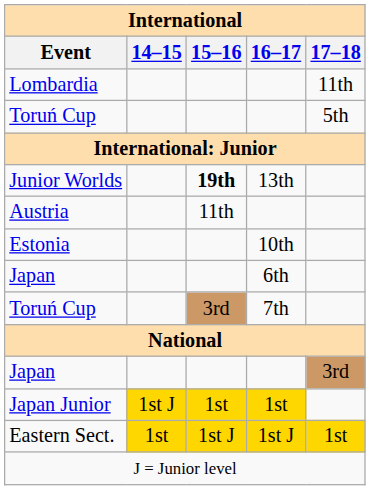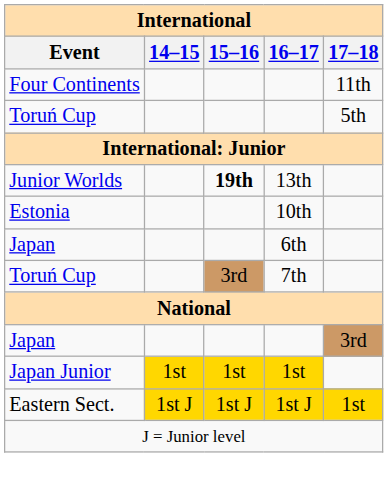+ row: (75, 84)
- row: (54, 84)
- row: (39, 212)
(157, 404) 1st J -> (174, 372) 1st
(157, 436) 1st -> (174, 404) 1st J
